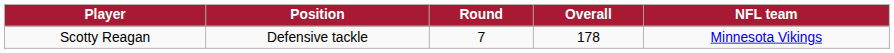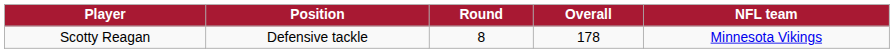(481, 37) 7 -> (481, 37) 8
